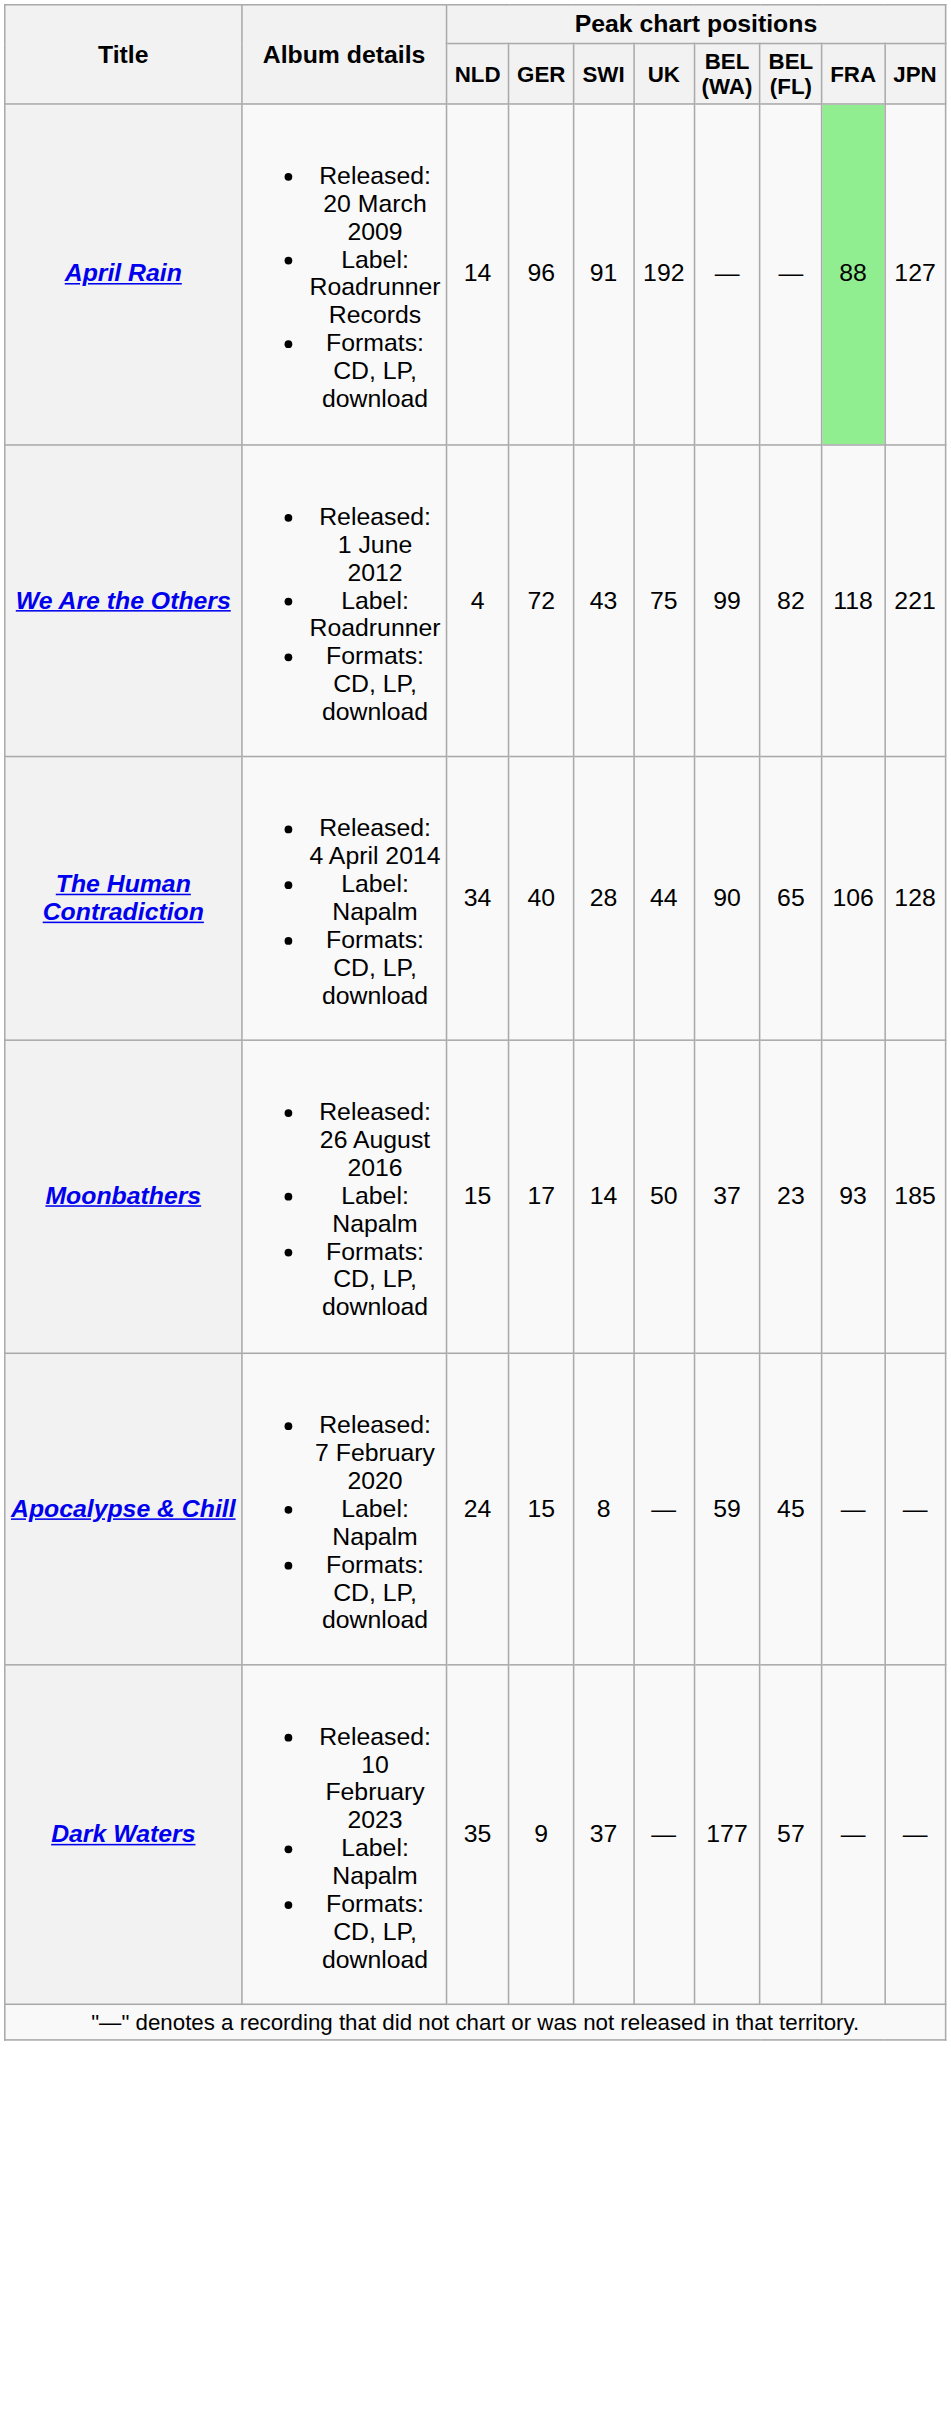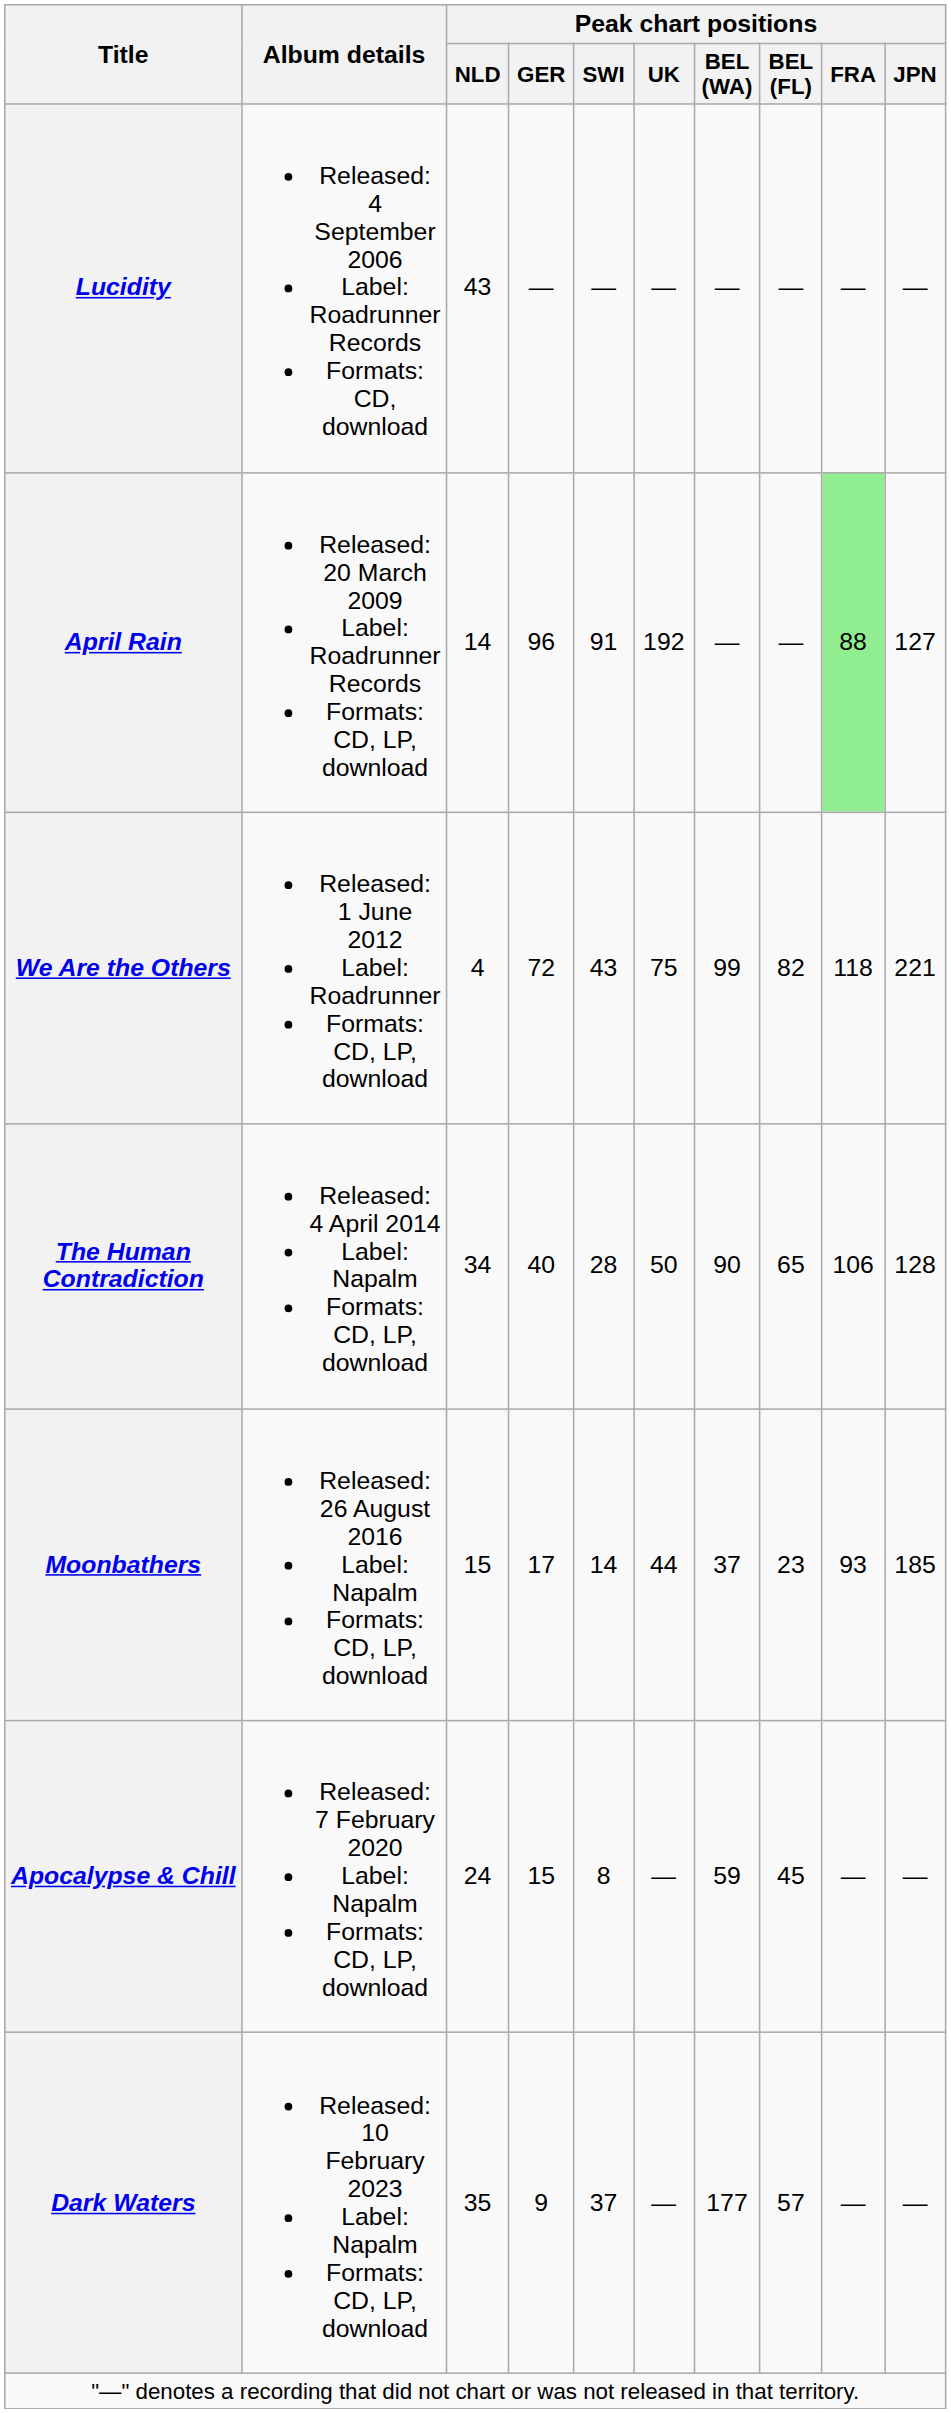+ row: (123, 287)
(664, 898) 44 -> (664, 1266) 50
(664, 1196) 50 -> (664, 1564) 44
